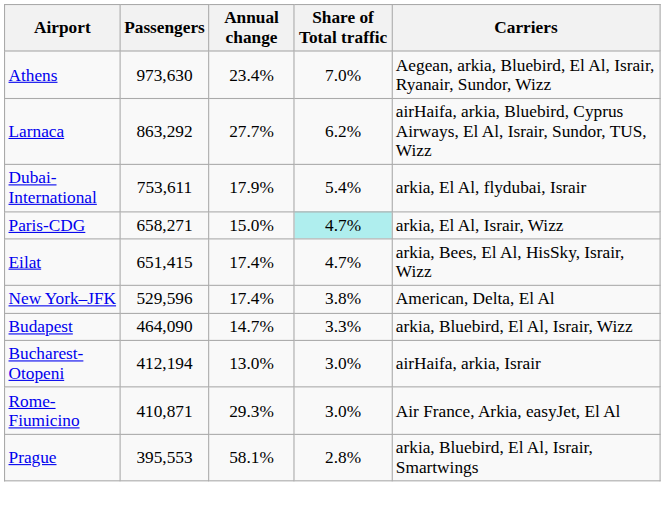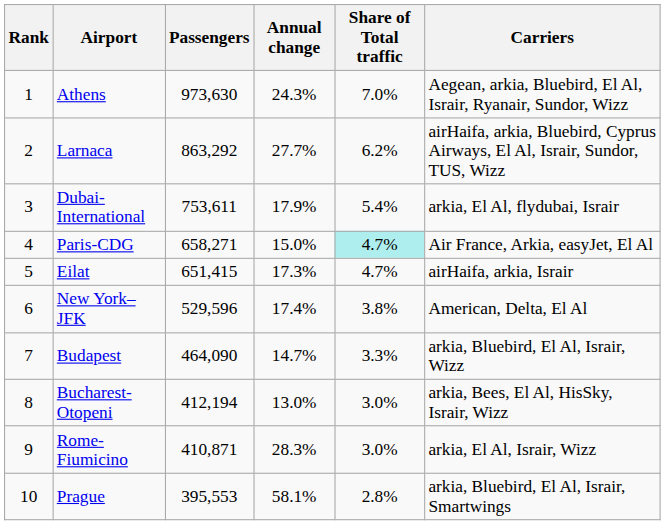+ column: (29, 37)
(252, 74) 23.4% -> (294, 94) 24.3%
(480, 225) arkia, El Al, Israir, Wizz -> (541, 244) Air France, Arkia, easyJet, El Al
(252, 262) 17.4% -> (294, 271) 17.3%
(510, 262) arkia, Bees, El Al, HisSky, Israir, Wizz -> (501, 271) airHaifa, arkia, Israir
(468, 363) airHaifa, arkia, Israir -> (520, 402) arkia, Bees, El Al, HisSky, Israir, Wizz
(252, 410) 29.3% -> (294, 449) 28.3%
(508, 410) Air France, Arkia, easyJet, El Al -> (512, 449) arkia, El Al, Israir, Wizz
